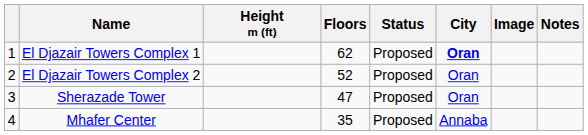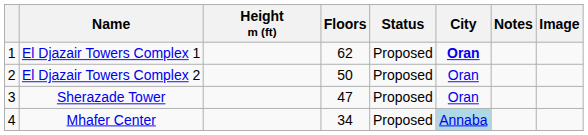columns swapped: (514, 24) <-> (560, 24)
(345, 76) 52 -> (345, 76) 50
(345, 120) 35 -> (345, 120) 34
(463, 120) no background -> (463, 120) lightblue background
